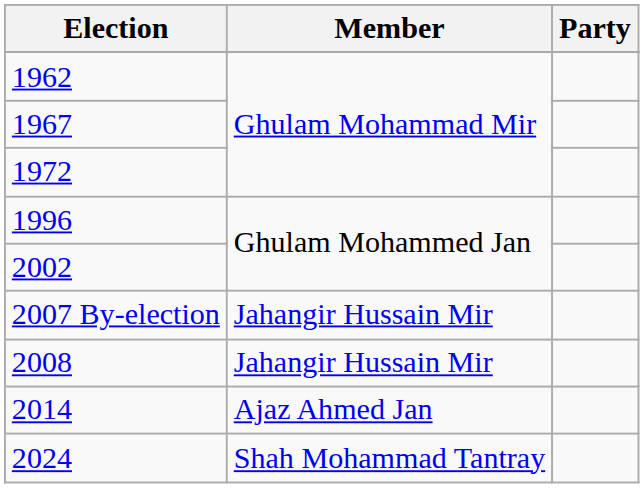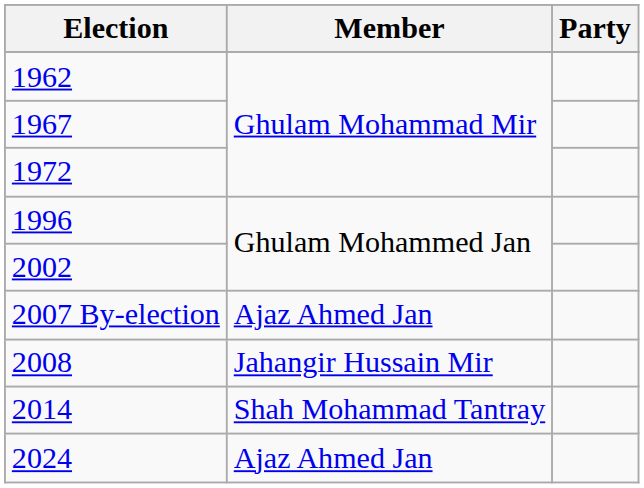(363, 314) Jahangir Hussain Mir -> (333, 314) Ajaz Ahmed Jan
(333, 409) Ajaz Ahmed Jan -> (389, 409) Shah Mohammad Tantray
(389, 457) Shah Mohammad Tantray -> (333, 457) Ajaz Ahmed Jan
